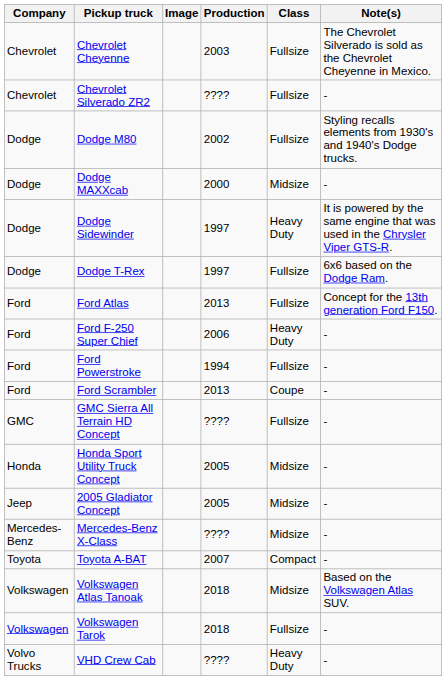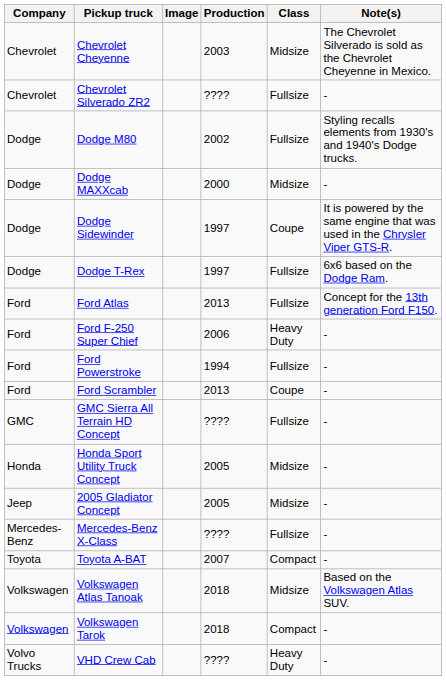(289, 51) Fullsize -> (289, 51) Midsize
(286, 228) Heavy Duty -> (287, 228) Coupe
(289, 535) Midsize -> (289, 535) Fullsize
(289, 628) Fullsize -> (293, 628) Compact
